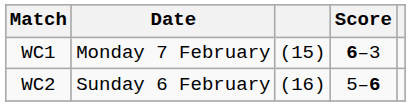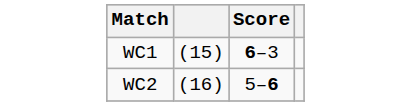- column: (173, 21)
